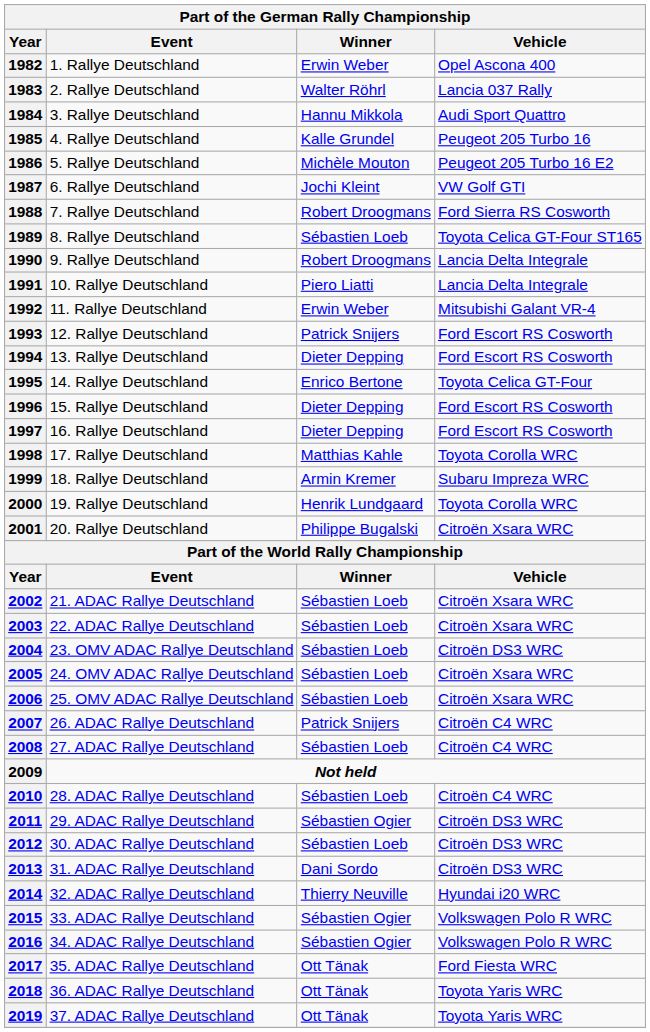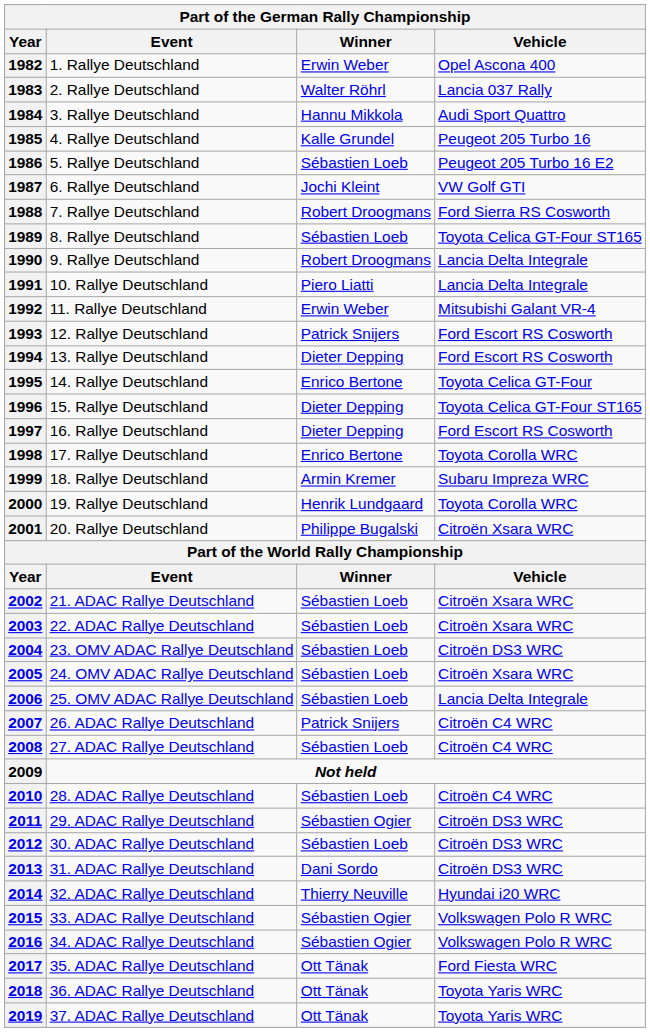(355, 163) Michèle Mouton -> (354, 163) Sébastien Loeb
(525, 407) Ford Escort RS Cosworth -> (540, 407) Toyota Celica GT-Four ST165
(352, 455) Matthias Kahle -> (352, 455) Enrico Bertone
(506, 699) Citroën Xsara WRC -> (513, 699) Lancia Delta Integrale
